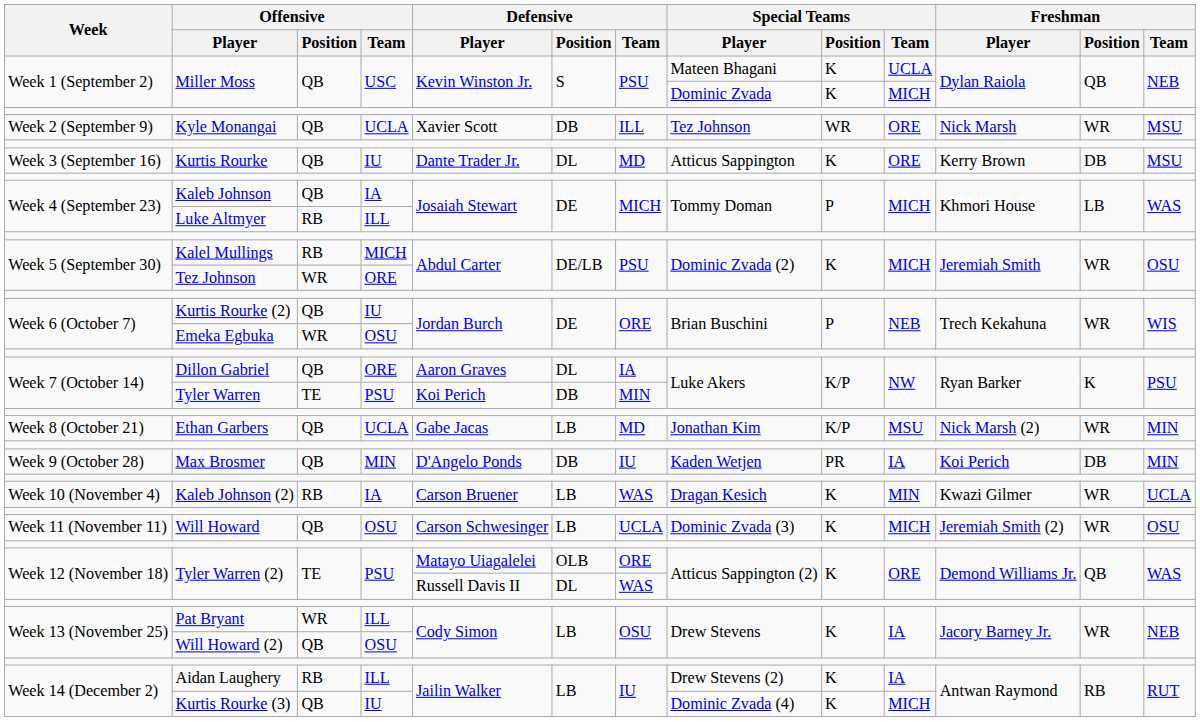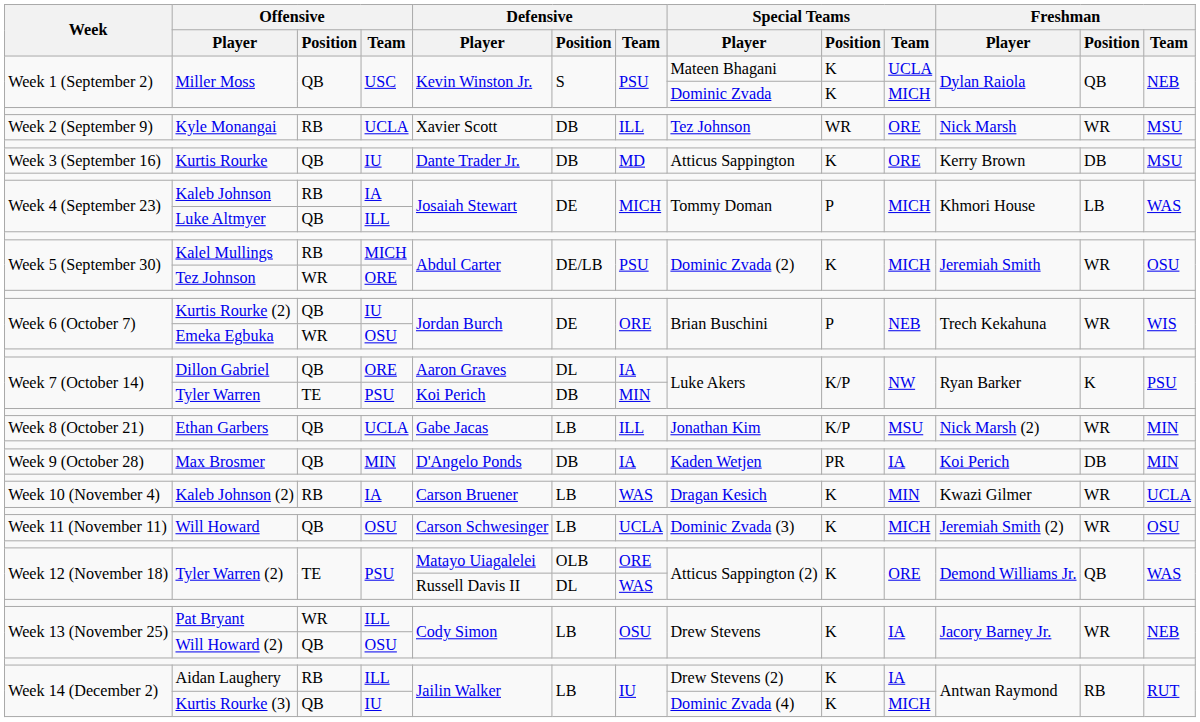(313, 127) QB -> (312, 127) RB
(567, 160) DL -> (567, 160) DB
(313, 193) QB -> (312, 193) RB
(312, 219) RB -> (313, 219) QB
(632, 428) MD -> (632, 428) ILL
(627, 461) IU -> (627, 461) IA
